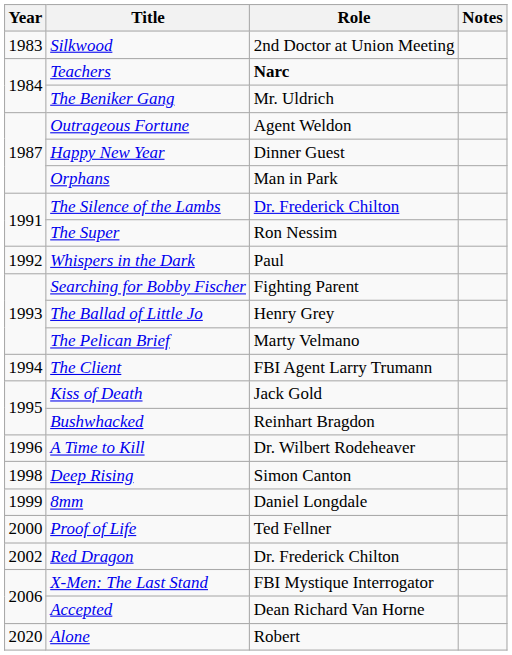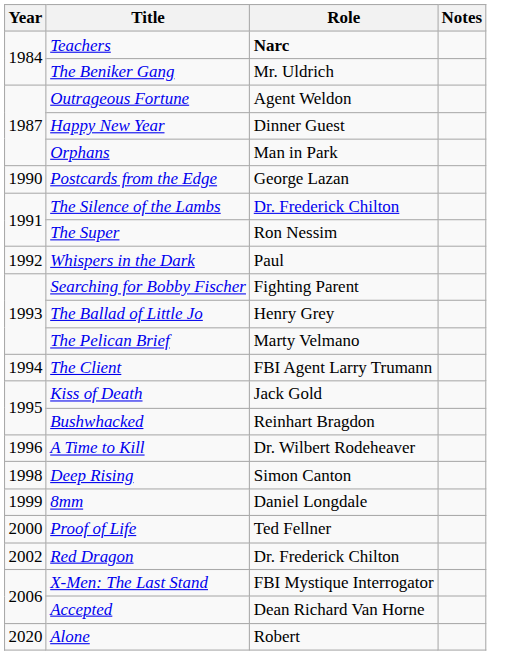- row: (81, 44)
+ row: (134, 179)
